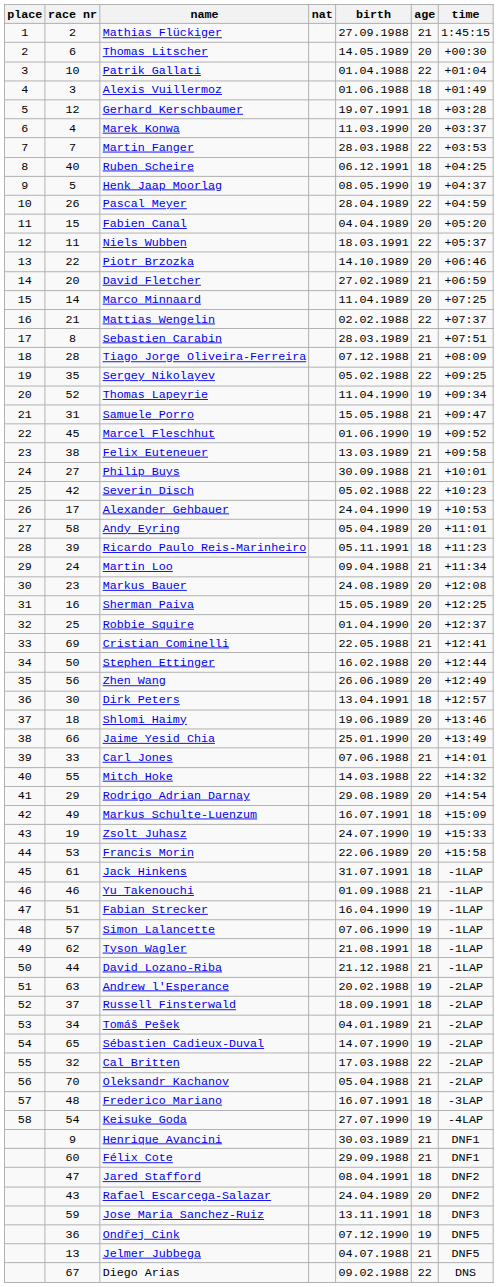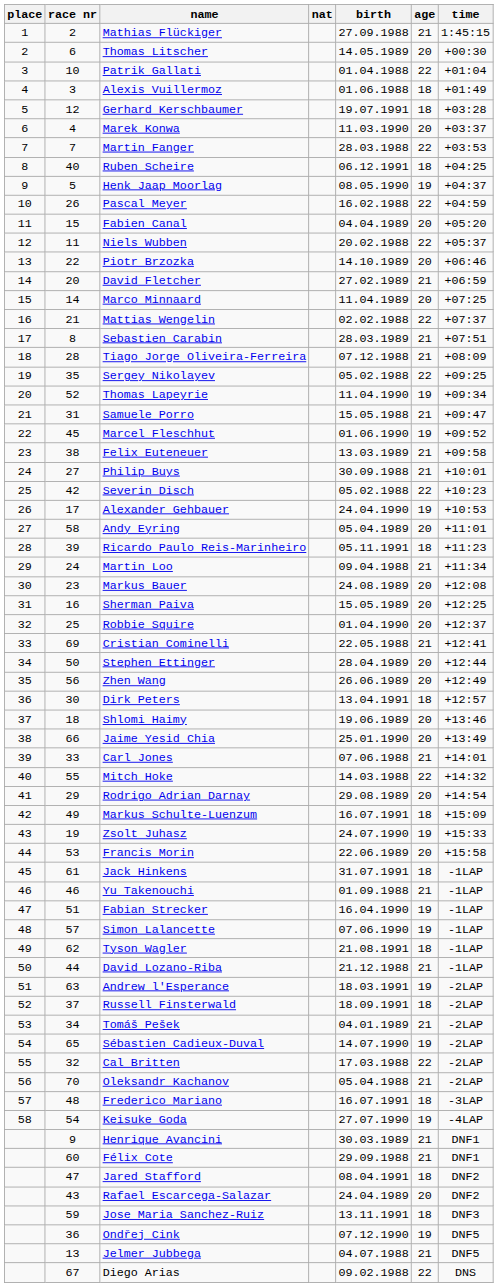(374, 205) 28.04.1989 -> (374, 205) 16.02.1988
(374, 243) 18.03.1991 -> (374, 243) 20.02.1988
(374, 662) 16.02.1988 -> (374, 662) 28.04.1989
(374, 986) 20.02.1988 -> (374, 986) 18.03.1991
